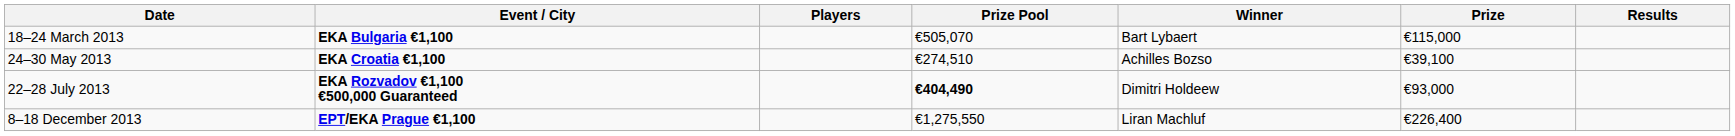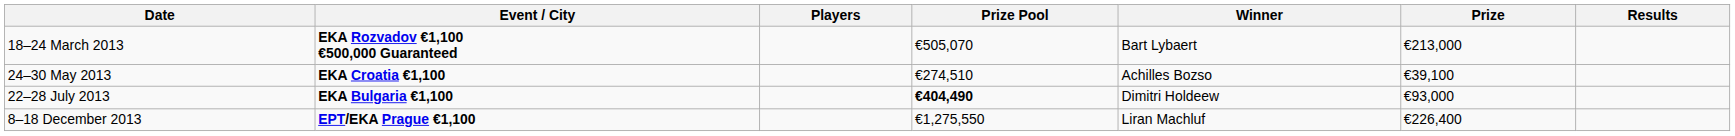(386, 37) EKA Bulgaria €1,100 -> (391, 45) EKA Rozvadov €1,100 €500,000 Guaranteed
(1432, 37) €115,000 -> (1433, 45) €213,000
(391, 89) EKA Rozvadov €1,100 €500,000 Guaranteed -> (386, 97) EKA Bulgaria €1,100
